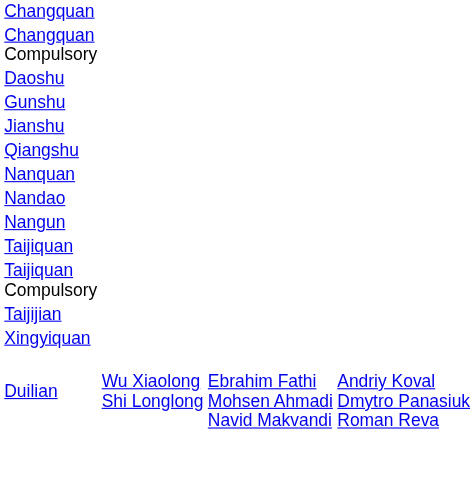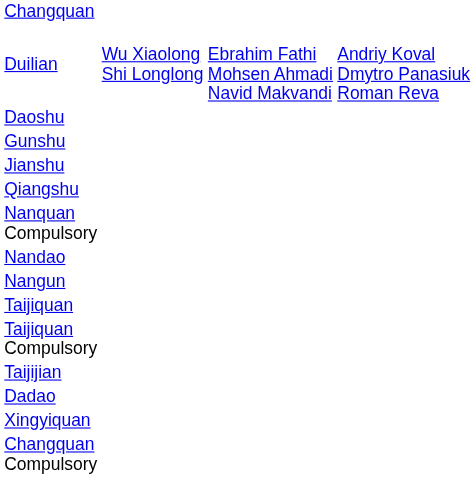rows swapped: (51, 44) <-> (31, 391)
- row: (40, 174)
+ row: (51, 223)
+ row: (30, 396)
